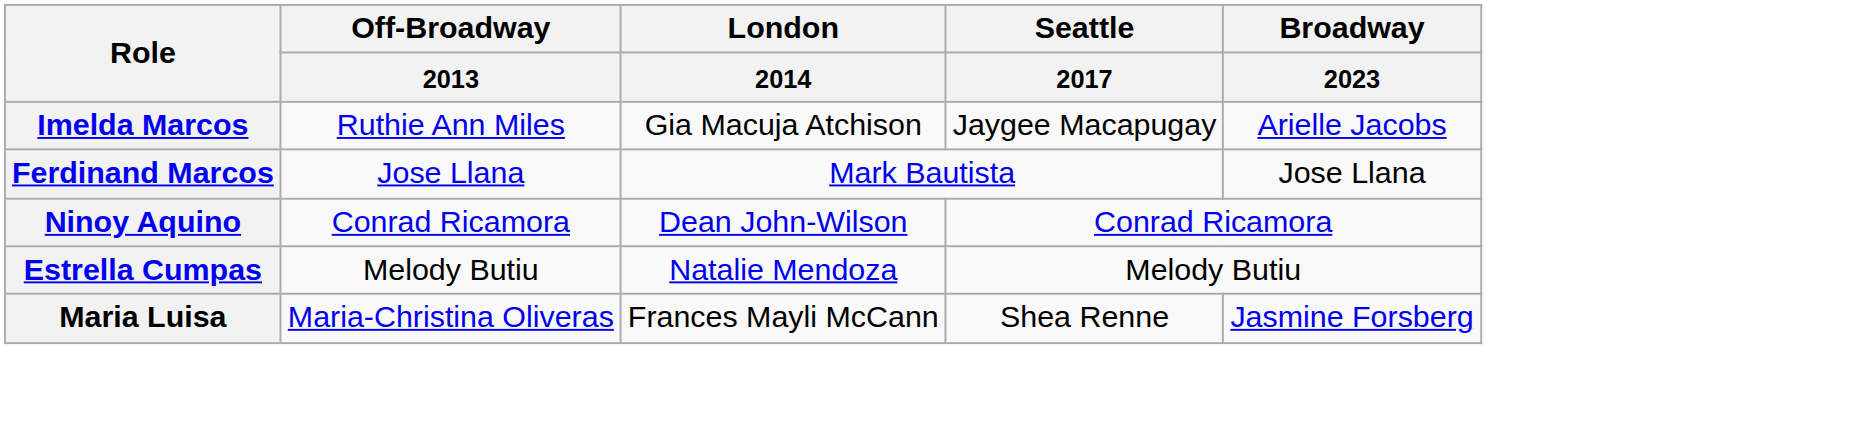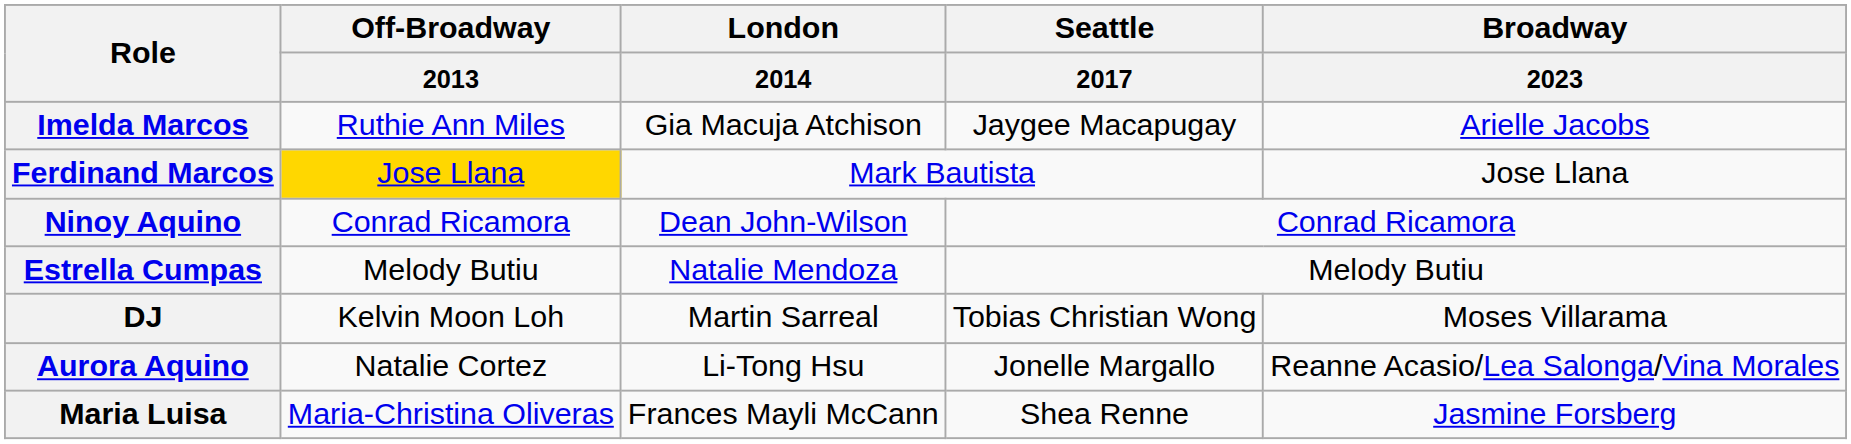(451, 173) no background -> (451, 173) gold background
+ row: (143, 317)
+ row: (143, 366)
